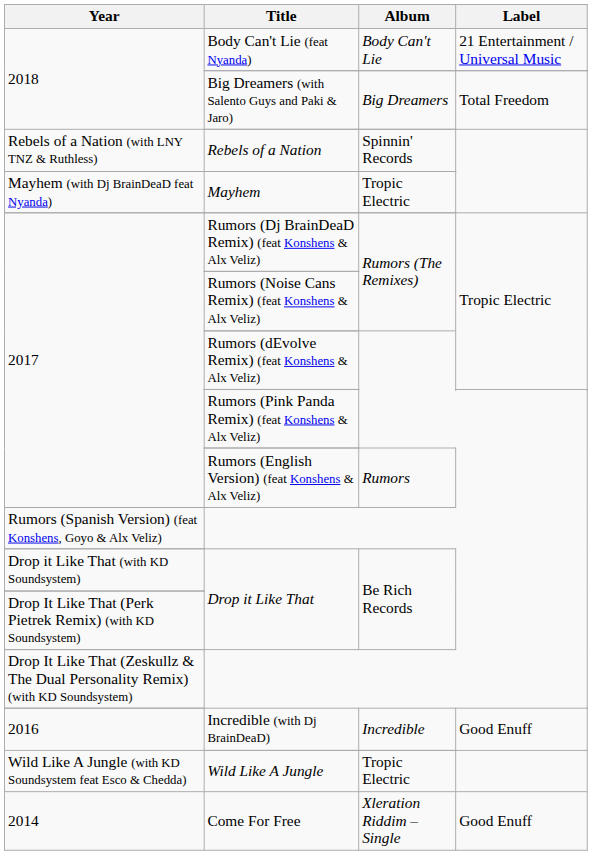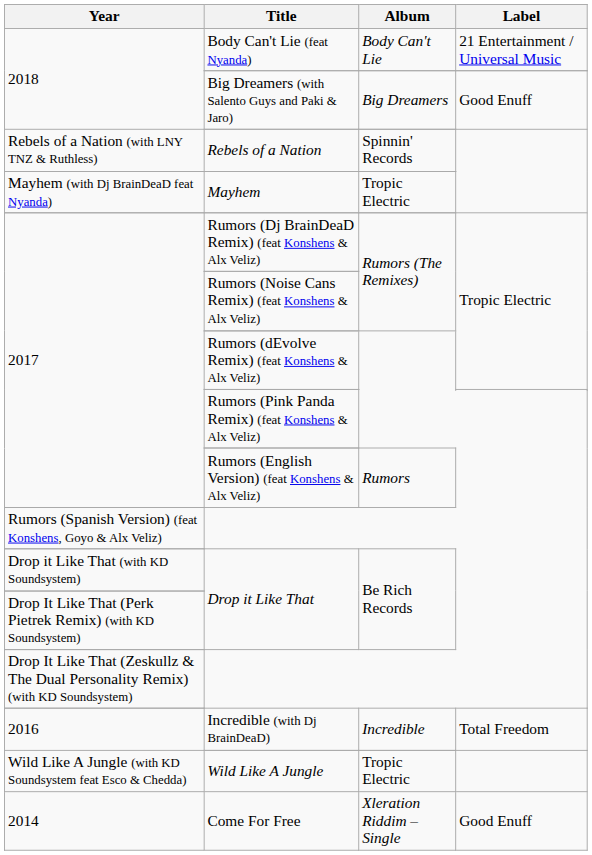(504, 99) Total Freedom -> (496, 99) Good Enuff
(496, 729) Good Enuff -> (504, 729) Total Freedom
